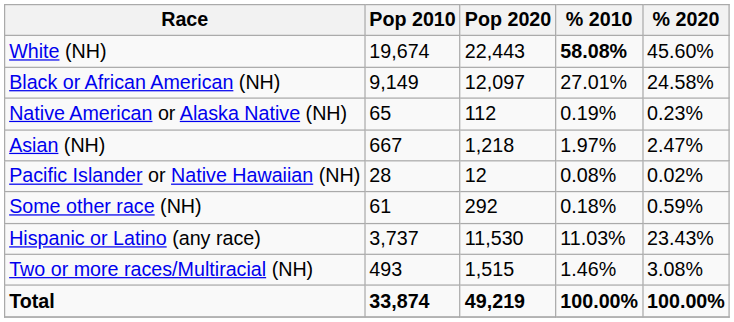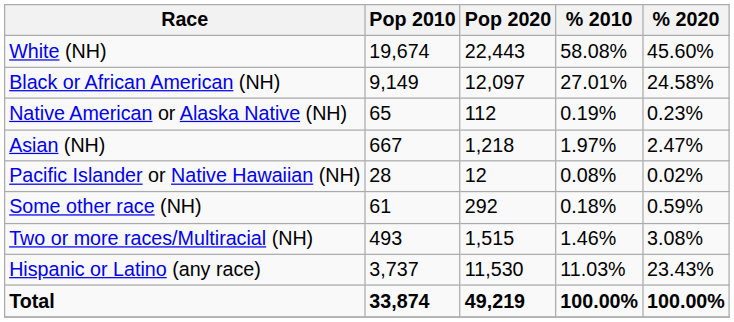(594, 51) bold -> (594, 51) normal
rows swapped: (161, 269) <-> (135, 238)
